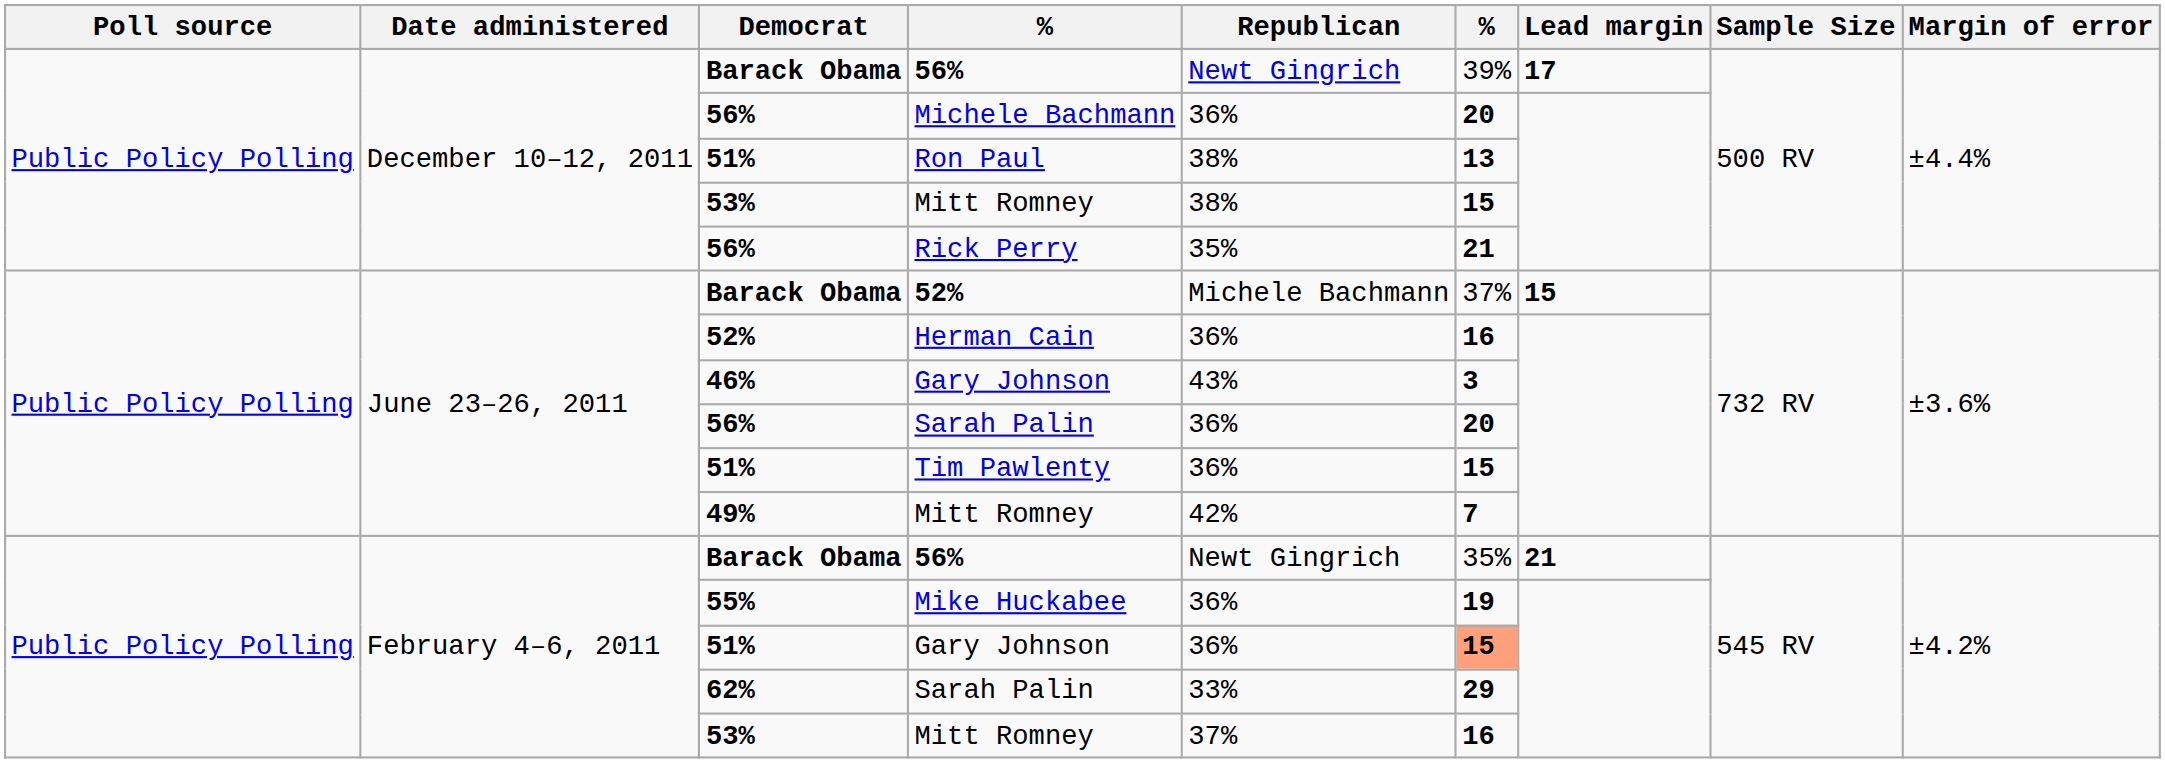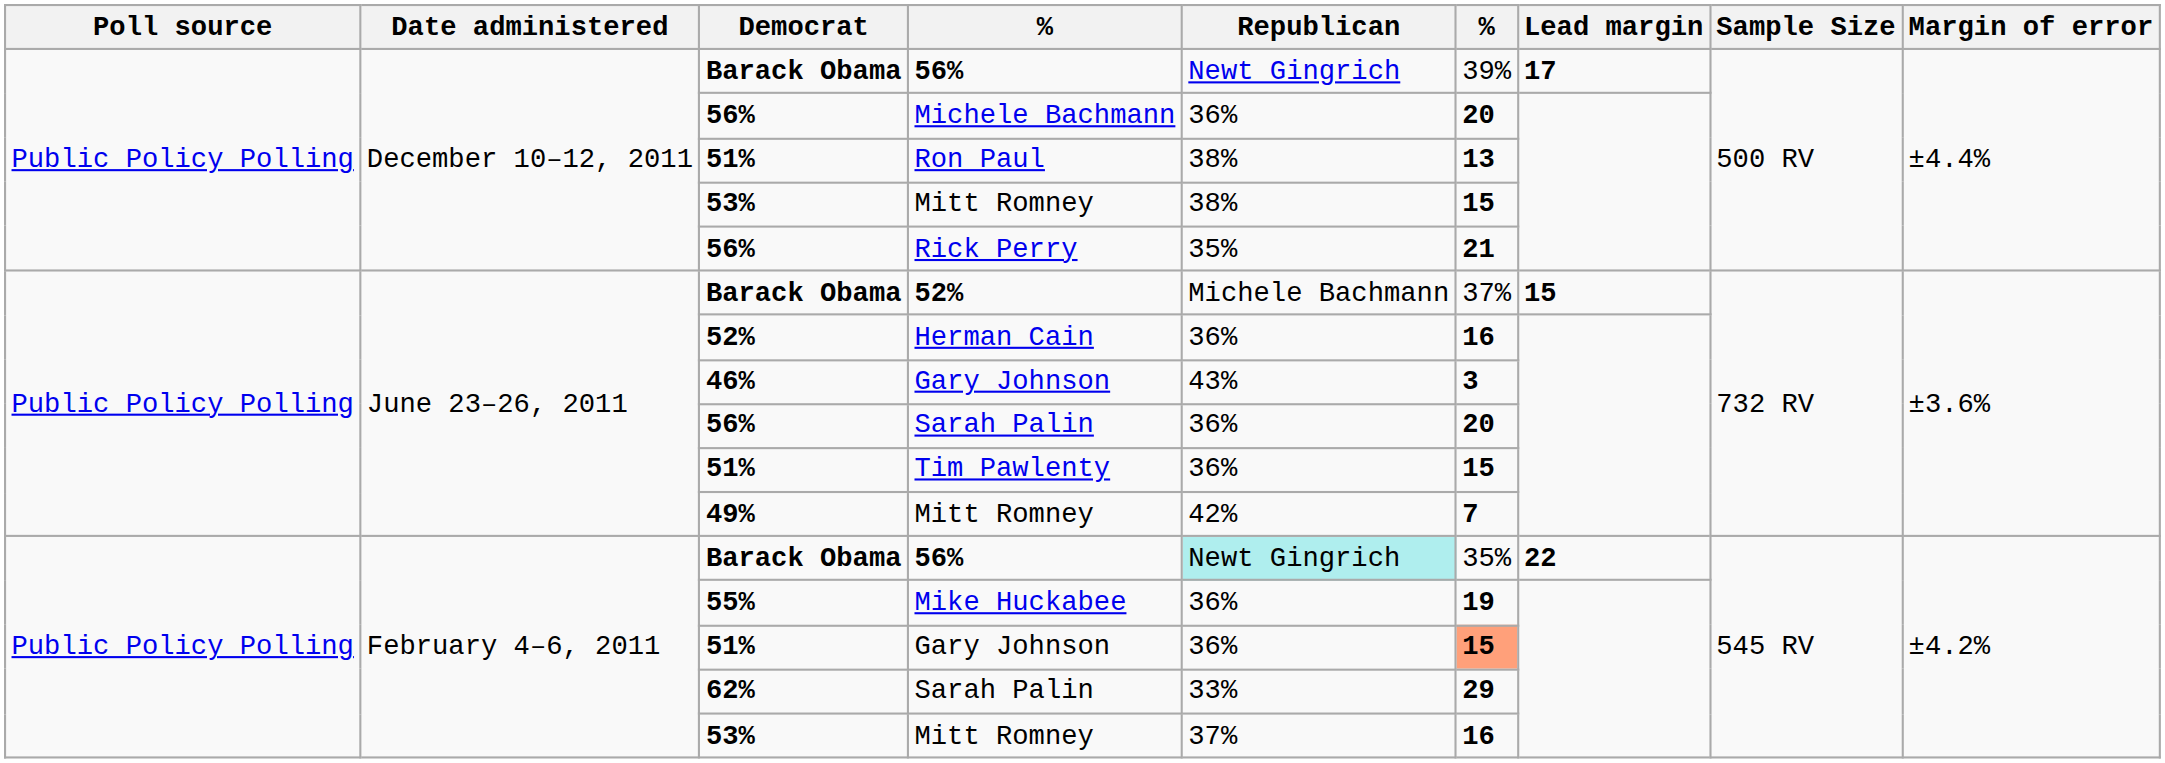(1294, 559) no background -> (1294, 559) paleturquoise background
(1540, 559) 21 -> (1540, 559) 22
